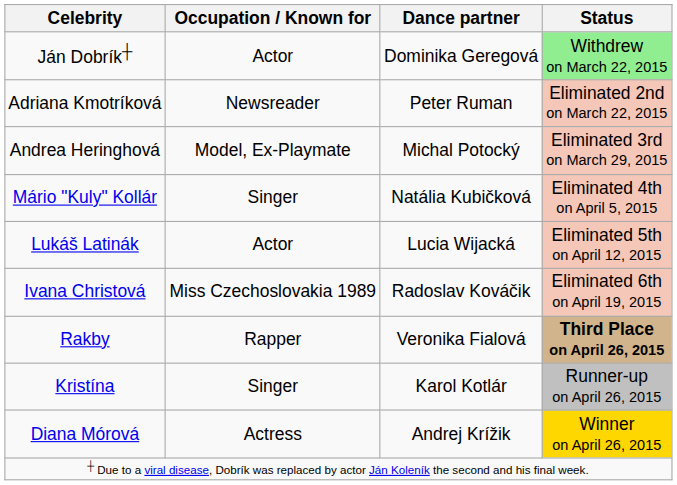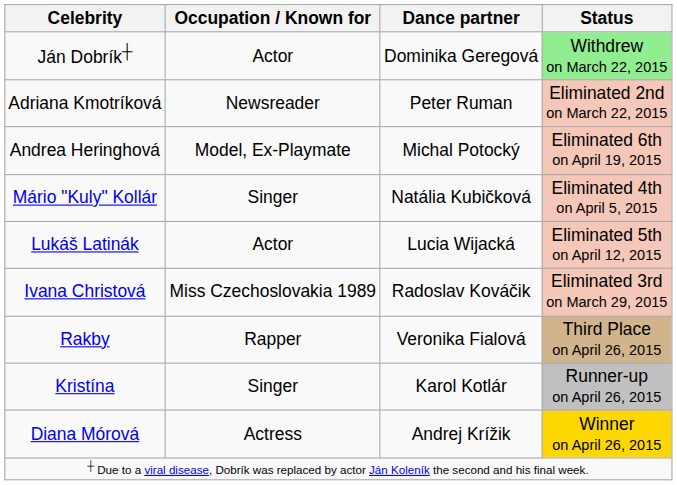(607, 150) Eliminated 3rd on March 29, 2015 -> (607, 150) Eliminated 6th on April 19, 2015
(607, 292) Eliminated 6th on April 19, 2015 -> (607, 292) Eliminated 3rd on March 29, 2015
(607, 339) bold -> (607, 339) normal
